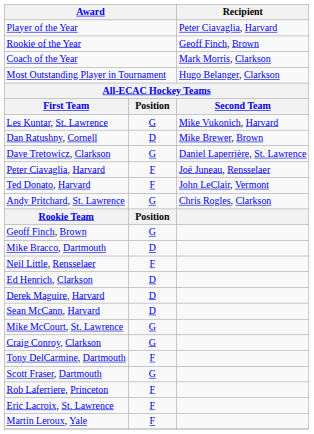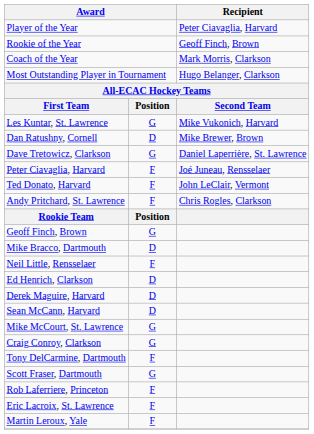(152, 201) G -> (152, 201) F
